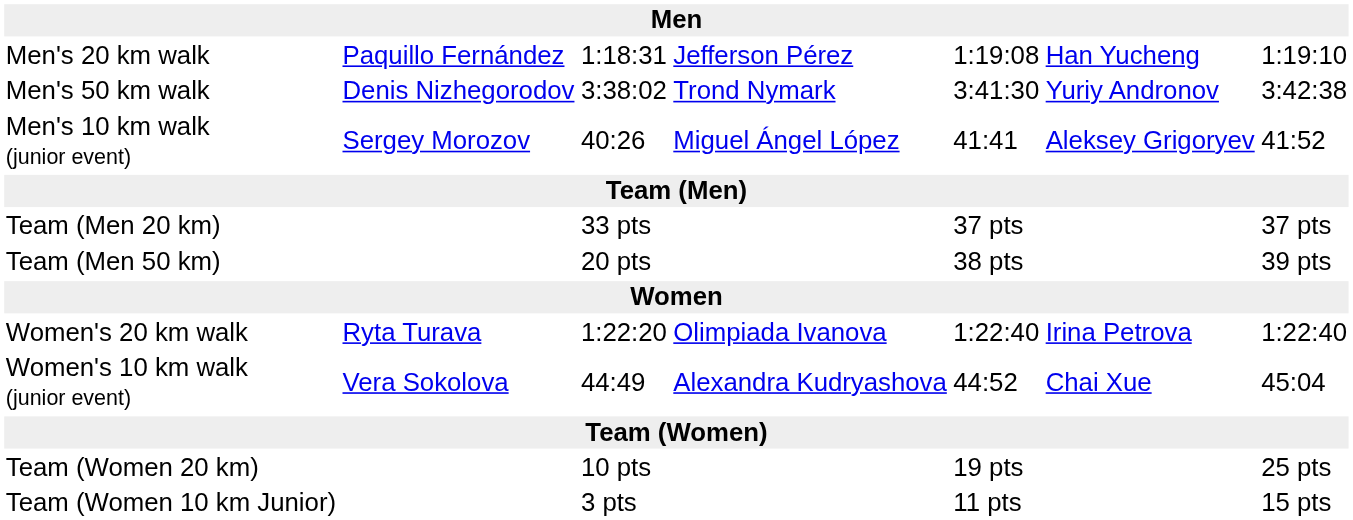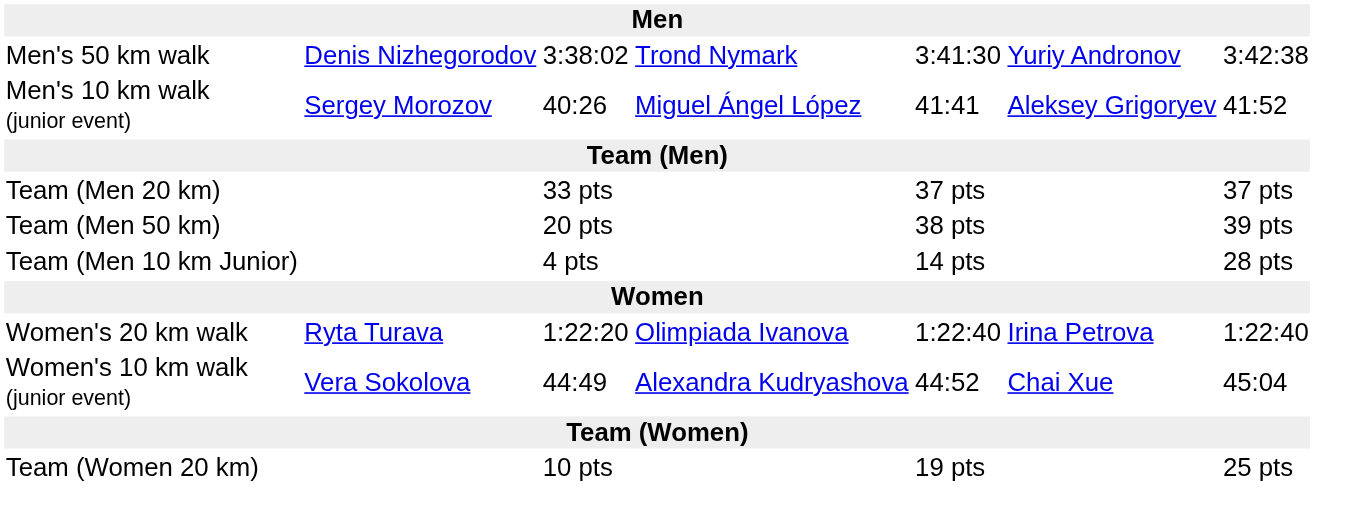- row: (108, 55)
+ row: (152, 261)
- row: (171, 503)
